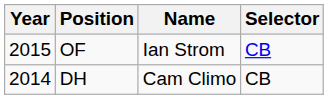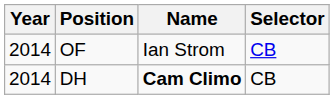(30, 49) 2015 -> (30, 49) 2014
(189, 79) normal -> (192, 79) bold
